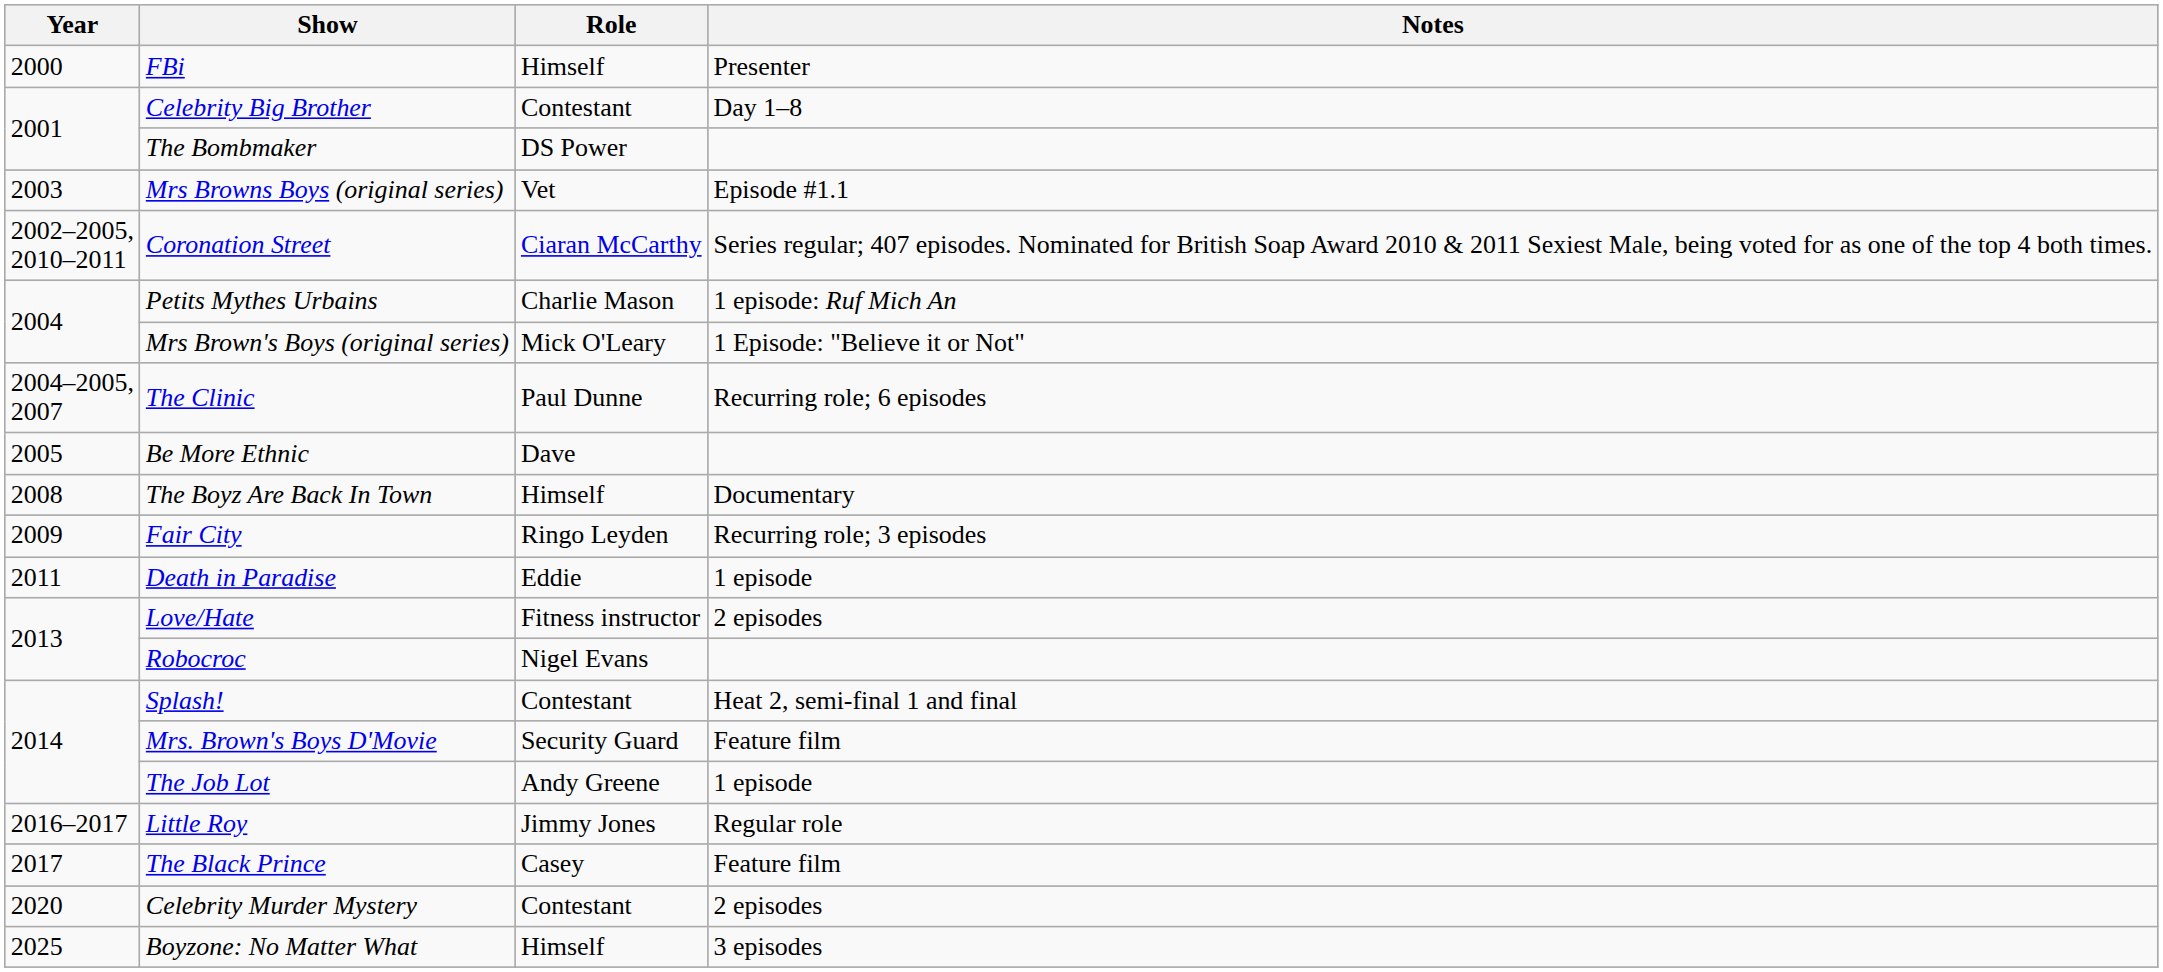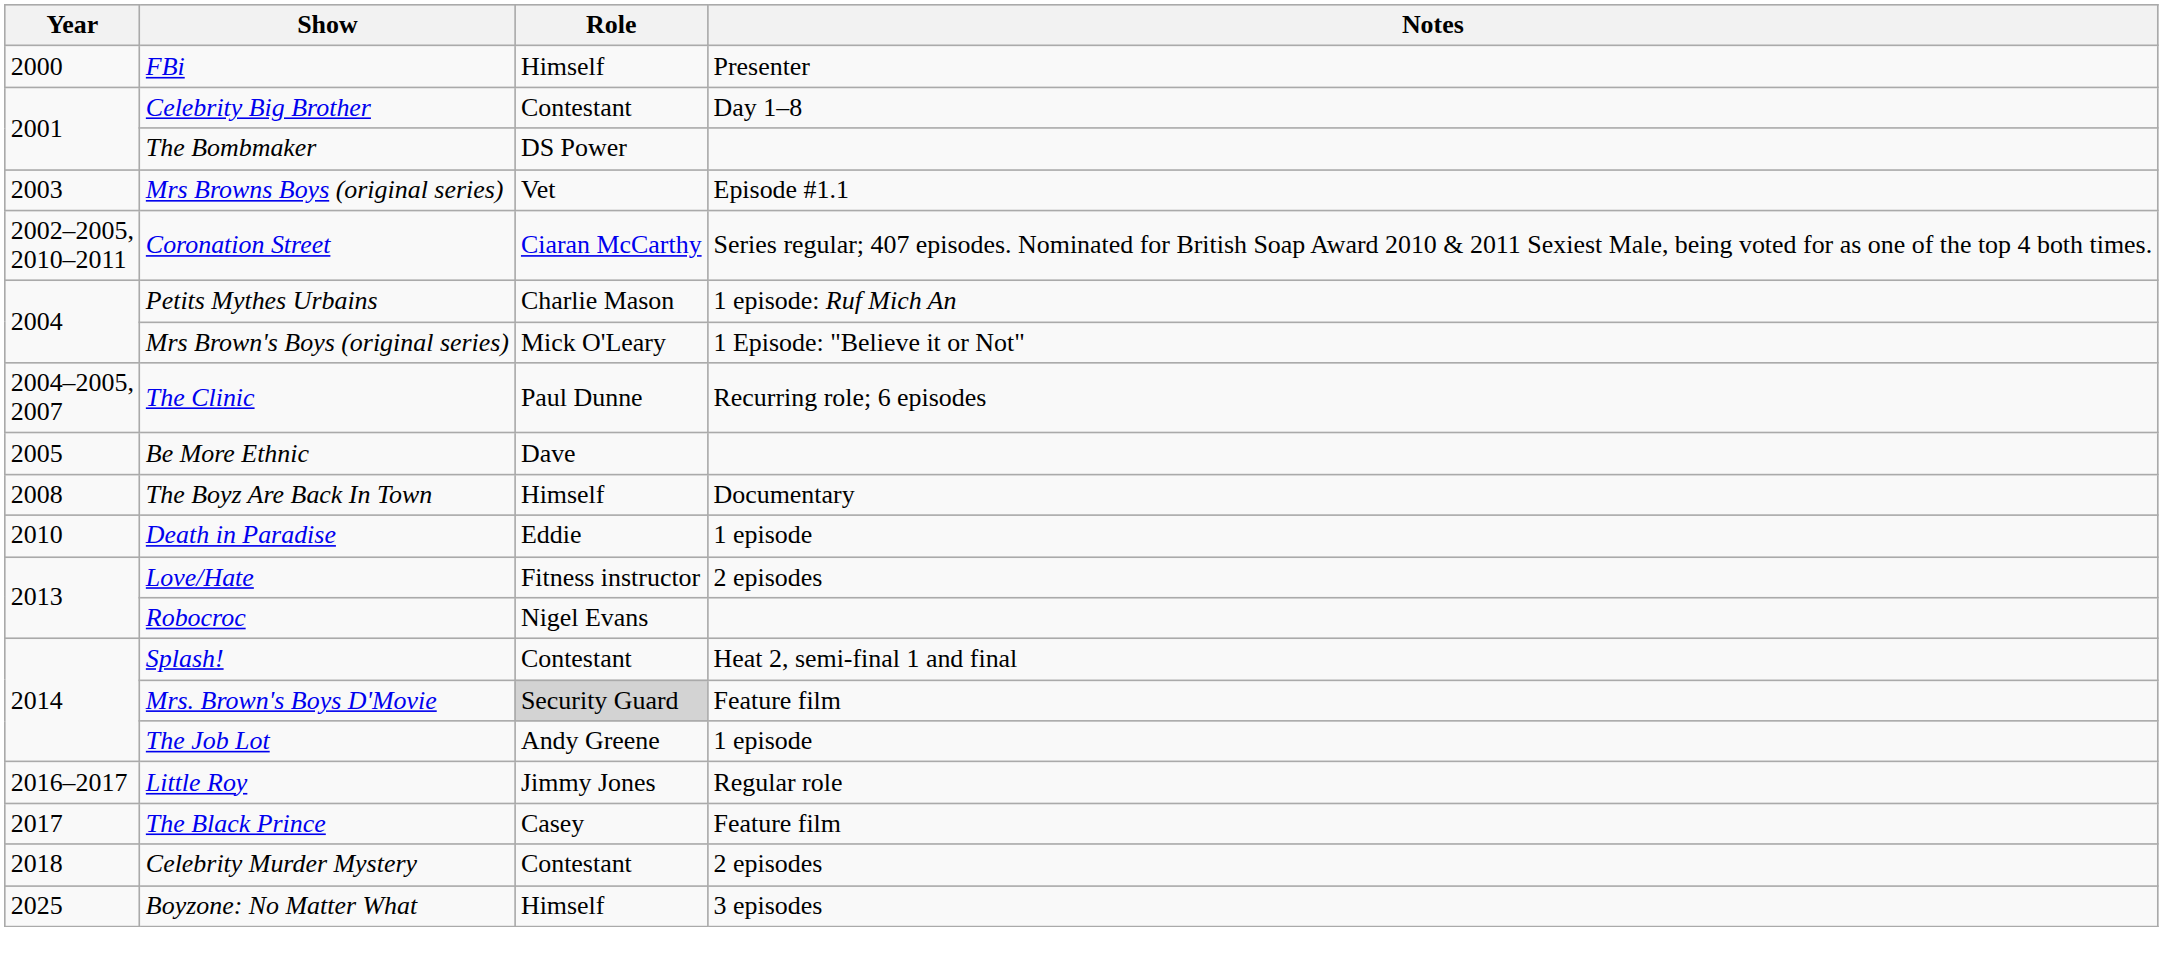- row: (194, 535)
(36, 576) 2011 -> (37, 535) 2010
(600, 741) no background -> (600, 699) lightgrey background
(37, 905) 2020 -> (37, 864) 2018
